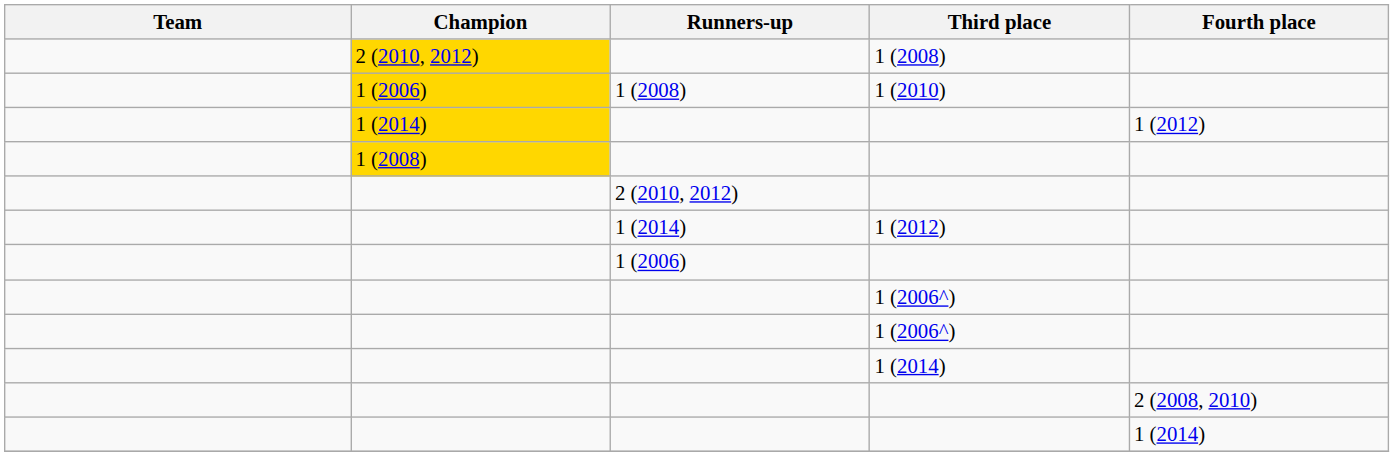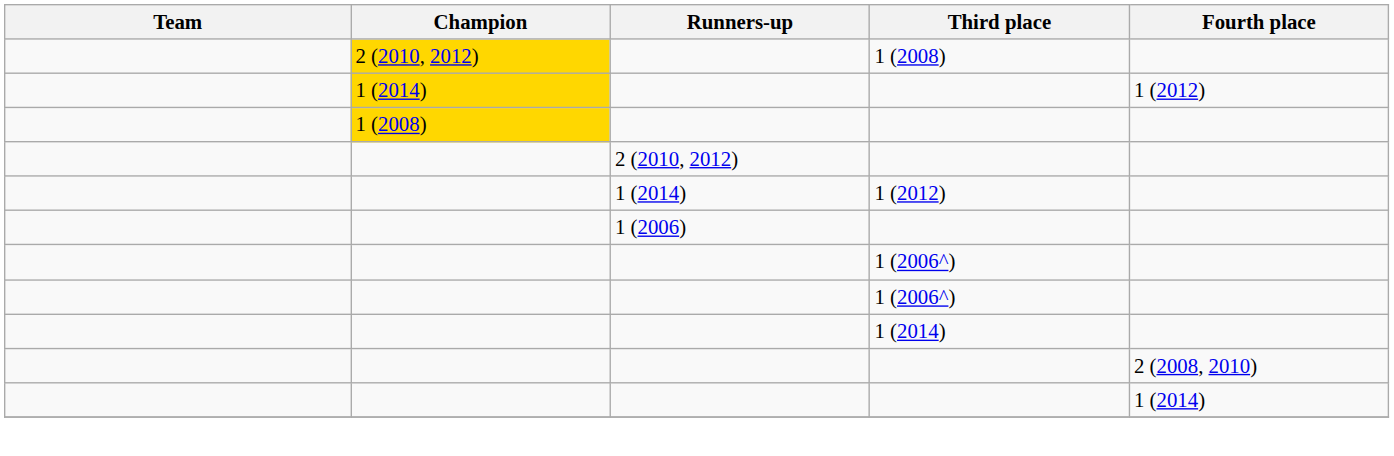- row: (391, 90)
